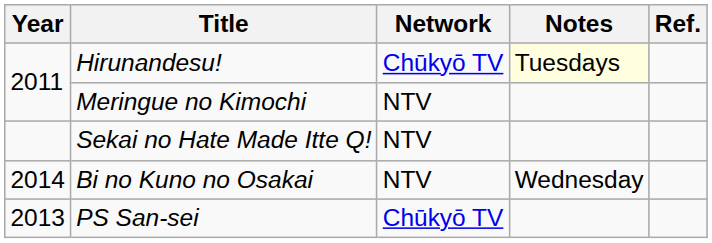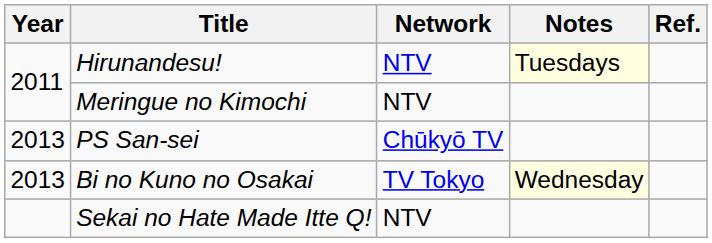(443, 62) Chūkyō TV -> (407, 62) NTV
rows swapped: (137, 218) <-> (224, 140)
(38, 179) 2014 -> (38, 179) 2013
(407, 179) NTV -> (434, 179) TV Tokyo
(579, 179) no background -> (579, 179) lightyellow background
